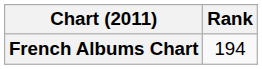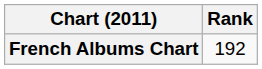(230, 49) 194 -> (230, 49) 192
